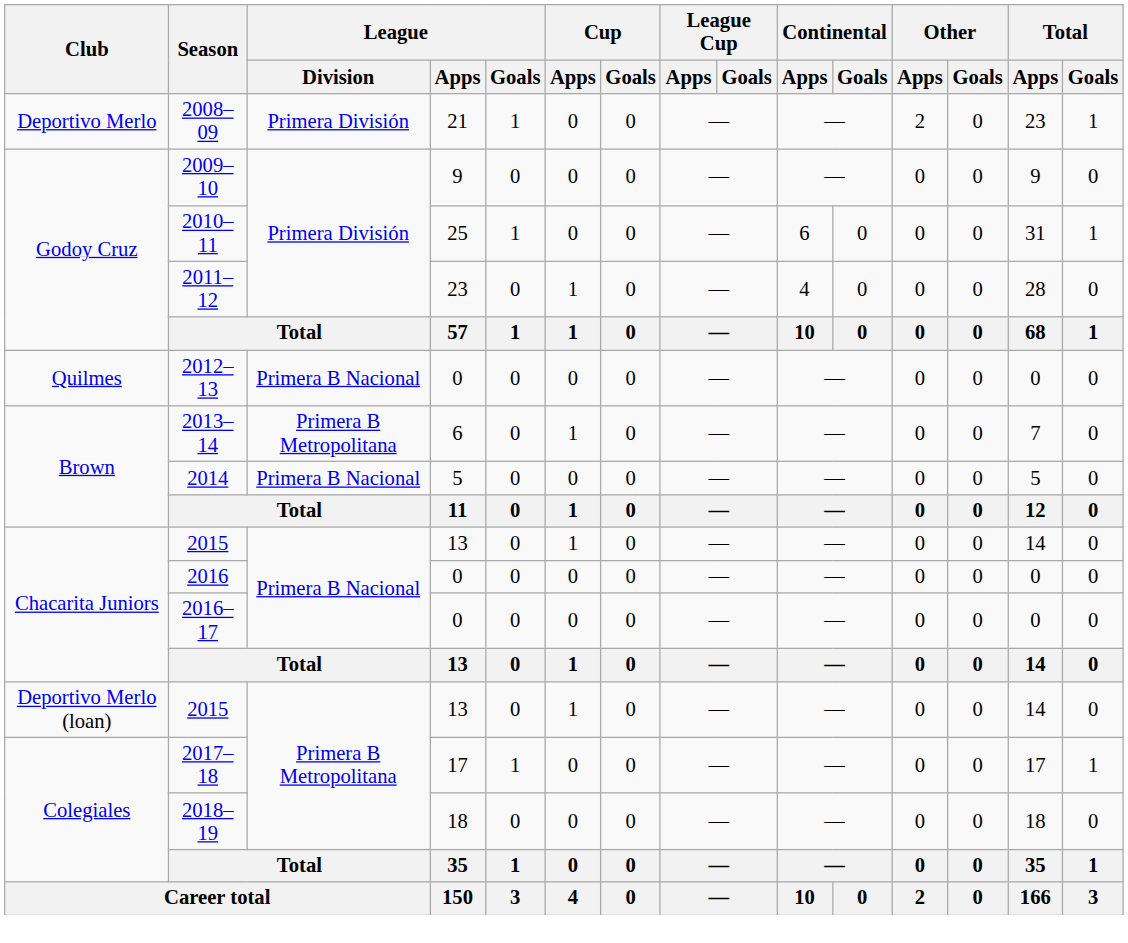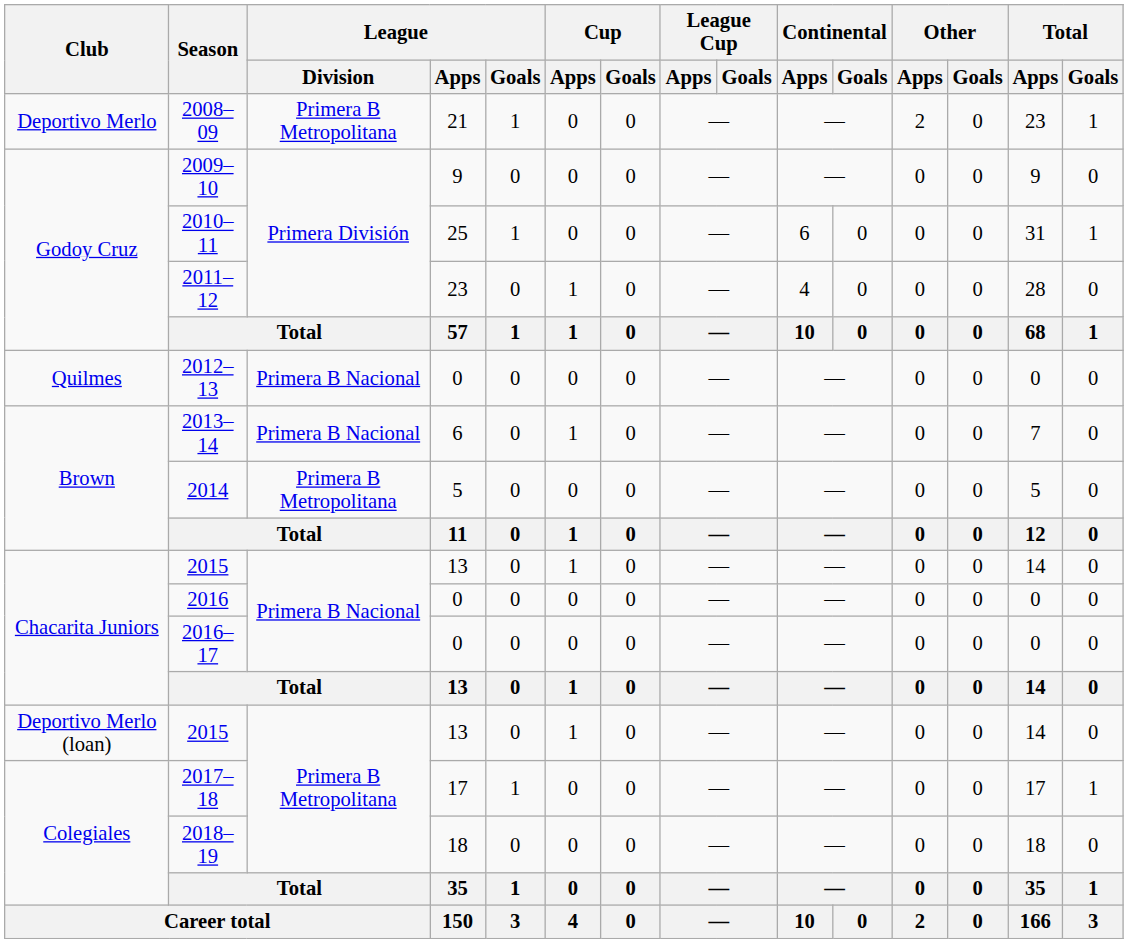(338, 121) Primera División -> (338, 121) Primera B Metropolitana
(338, 433) Primera B Metropolitana -> (338, 433) Primera B Nacional
(338, 478) Primera B Nacional -> (338, 489) Primera B Metropolitana
